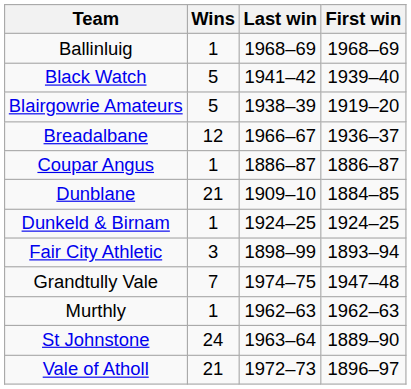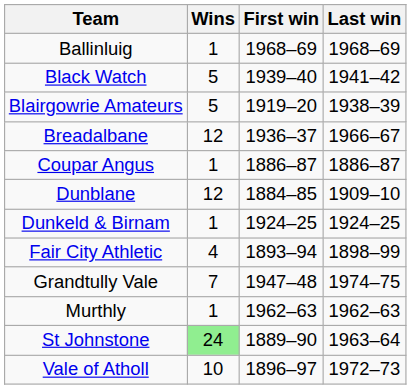columns swapped: (363, 19) <-> (280, 19)
(213, 194) 21 -> (213, 194) 12
(213, 252) 3 -> (213, 252) 4
(213, 340) no background -> (213, 340) lightgreen background
(213, 369) 21 -> (213, 369) 10
